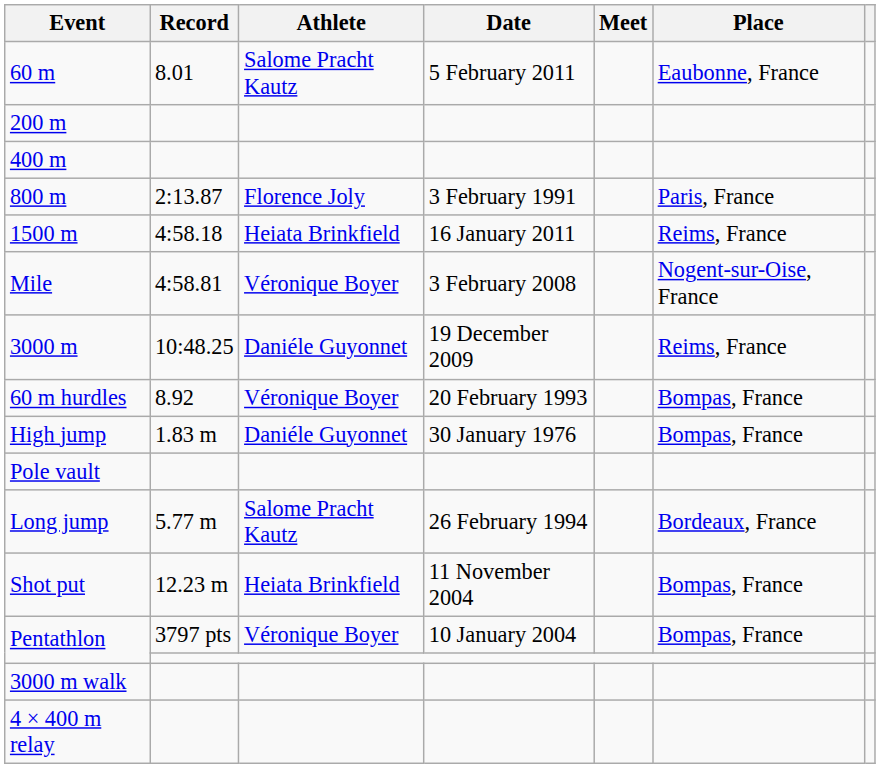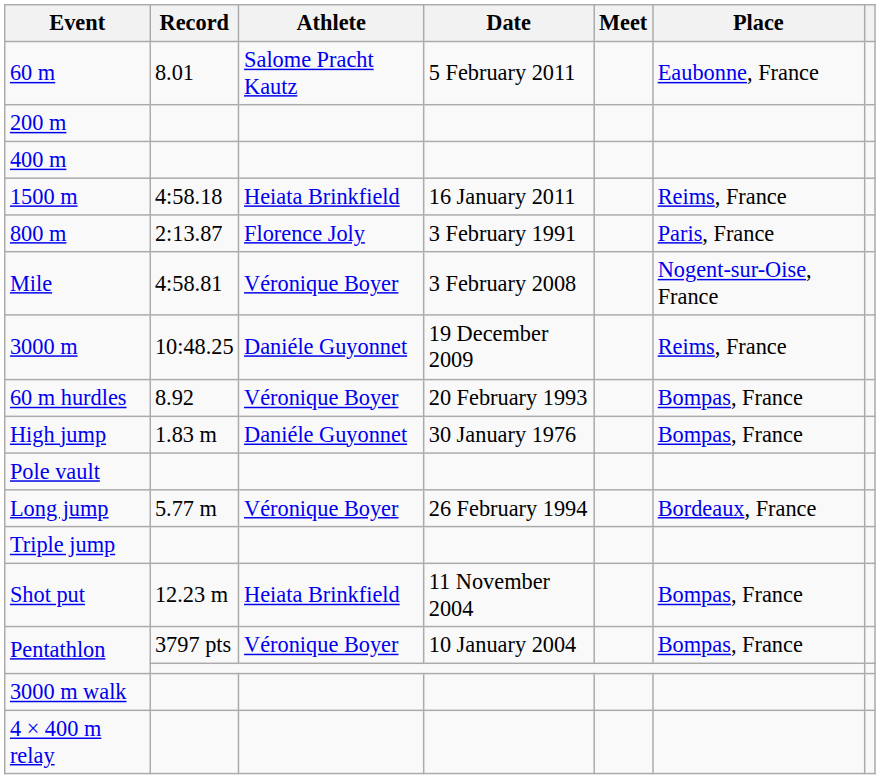rows swapped: (38, 196) <-> (44, 233)
(309, 520) Salome Pracht Kautz -> (321, 507) Véronique Boyer
+ row: (63, 544)
